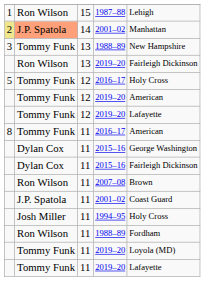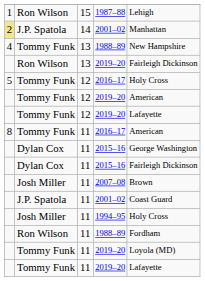(42, 30) lightsalmon background -> (42, 30) no background
(9, 47) 3 -> (9, 47) 4
(43, 183) Ron Wilson -> (41, 183) Josh Miller
